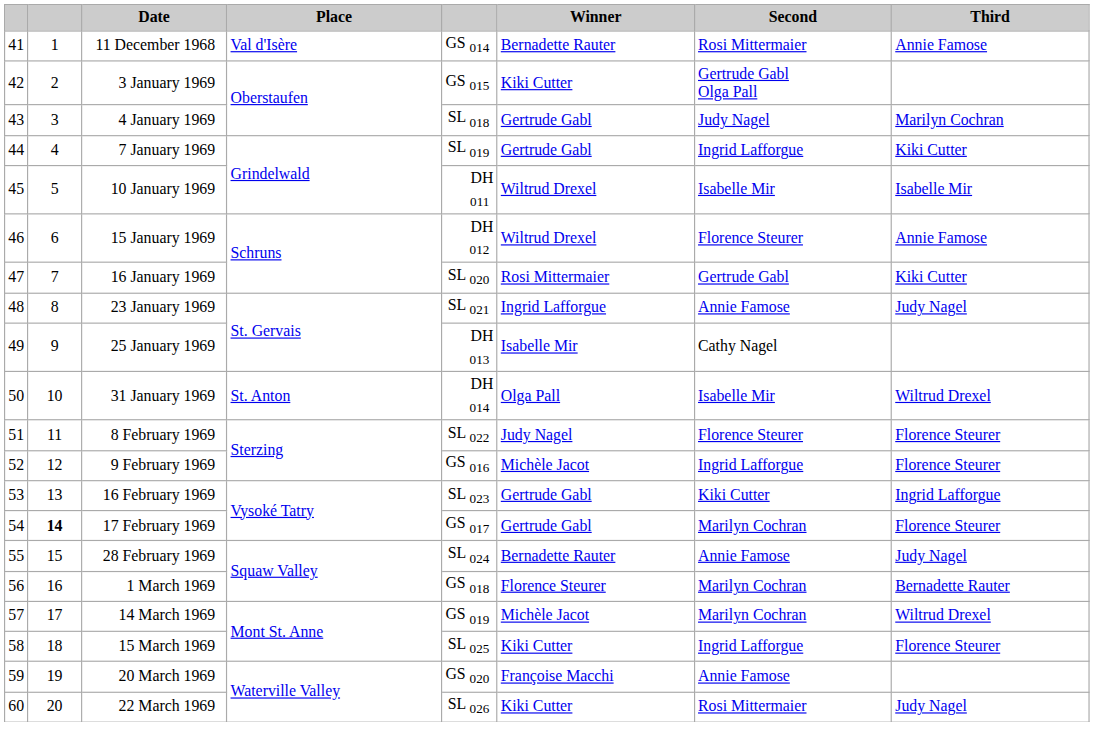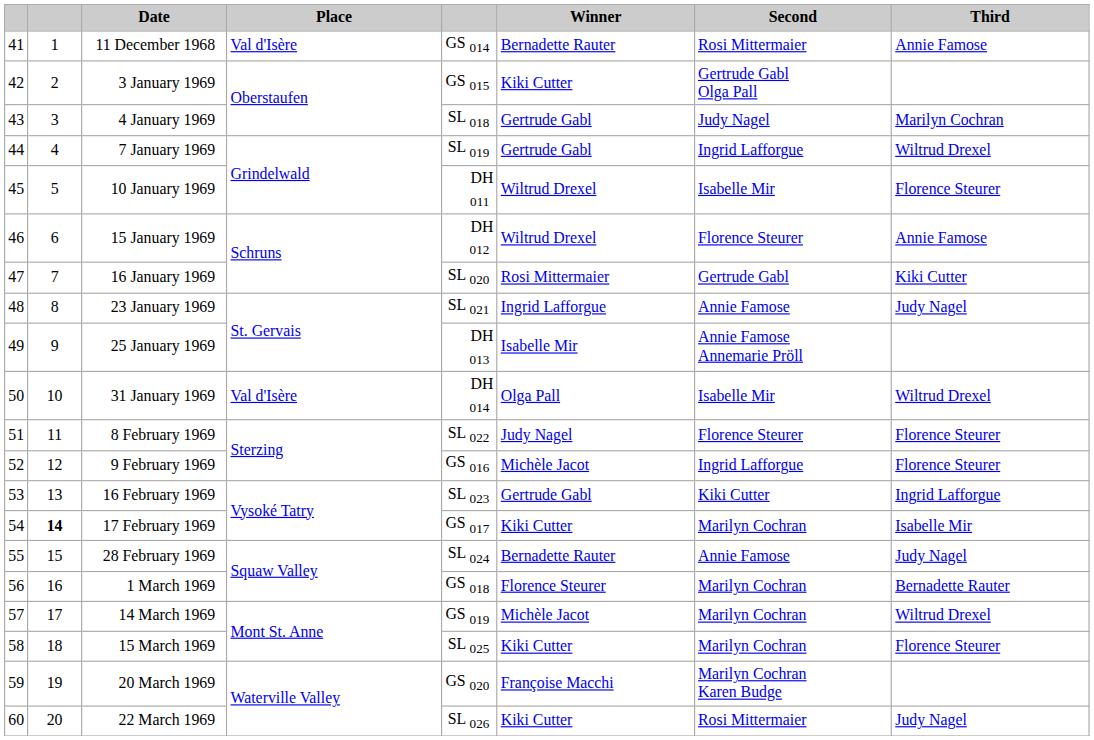(931, 149) Kiki Cutter -> (943, 149) Wiltrud Drexel
(934, 189) Isabelle Mir -> (948, 189) Florence Steurer
(738, 346) Cathy Nagel -> (751, 346) Annie Famose Annemarie Pröll
(260, 395) St. Anton -> (264, 395) Val d'Isère
(546, 525) Gertrude Gabl -> (537, 525) Kiki Cutter
(948, 525) Florence Steurer -> (934, 525) Isabelle Mir
(751, 646) Ingrid Lafforgue -> (752, 646) Marilyn Cochran
(744, 676) Annie Famose -> (752, 683) Marilyn Cochran Karen Budge
